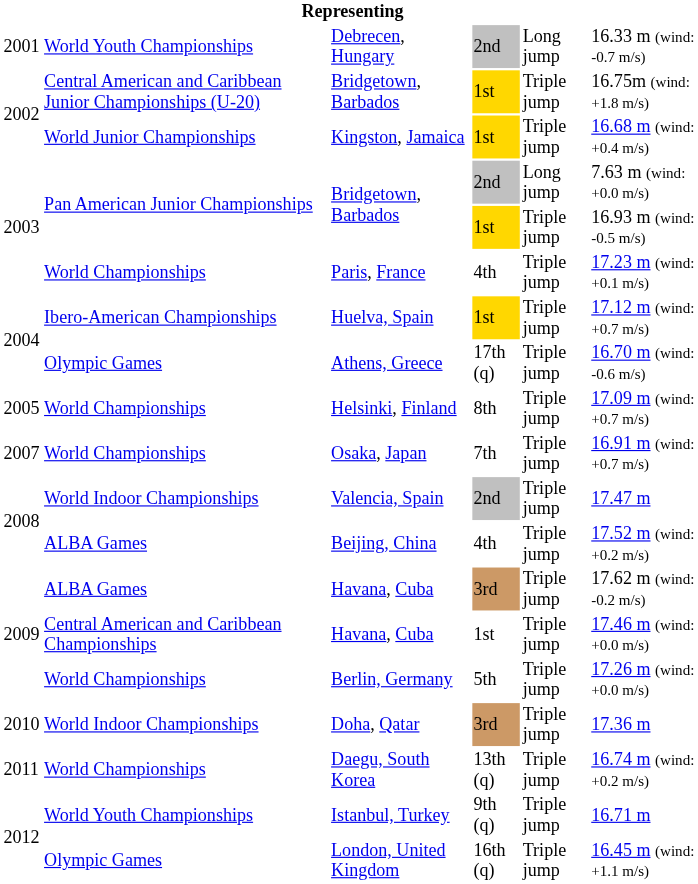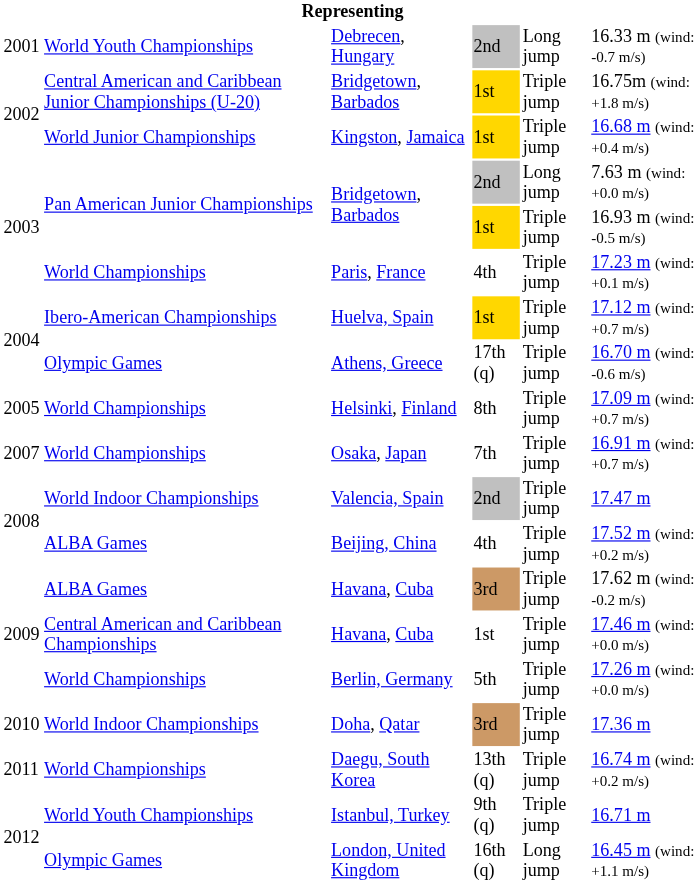(544, 860) Triple jump -> (542, 860) Long jump
